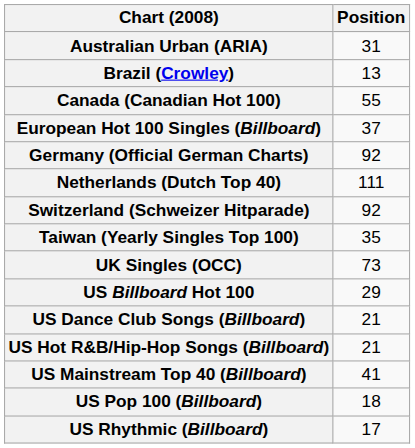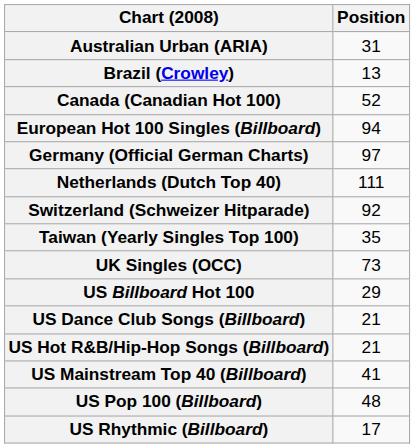(371, 100) 55 -> (371, 100) 52
(371, 127) 37 -> (371, 127) 94
(371, 155) 92 -> (371, 155) 97
(371, 401) 18 -> (371, 401) 48
